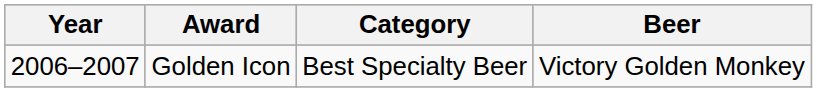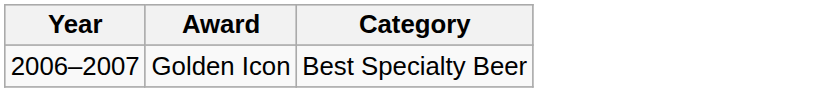- column: (672, 24)
